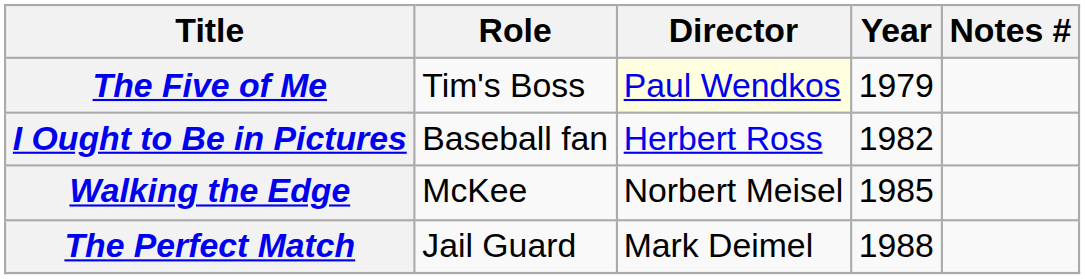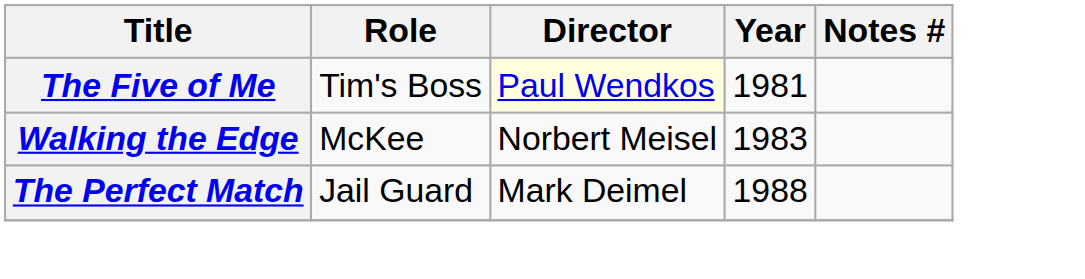(896, 84) 1979 -> (770, 84) 1981
- row: (210, 138)
(896, 191) 1985 -> (770, 138) 1983
